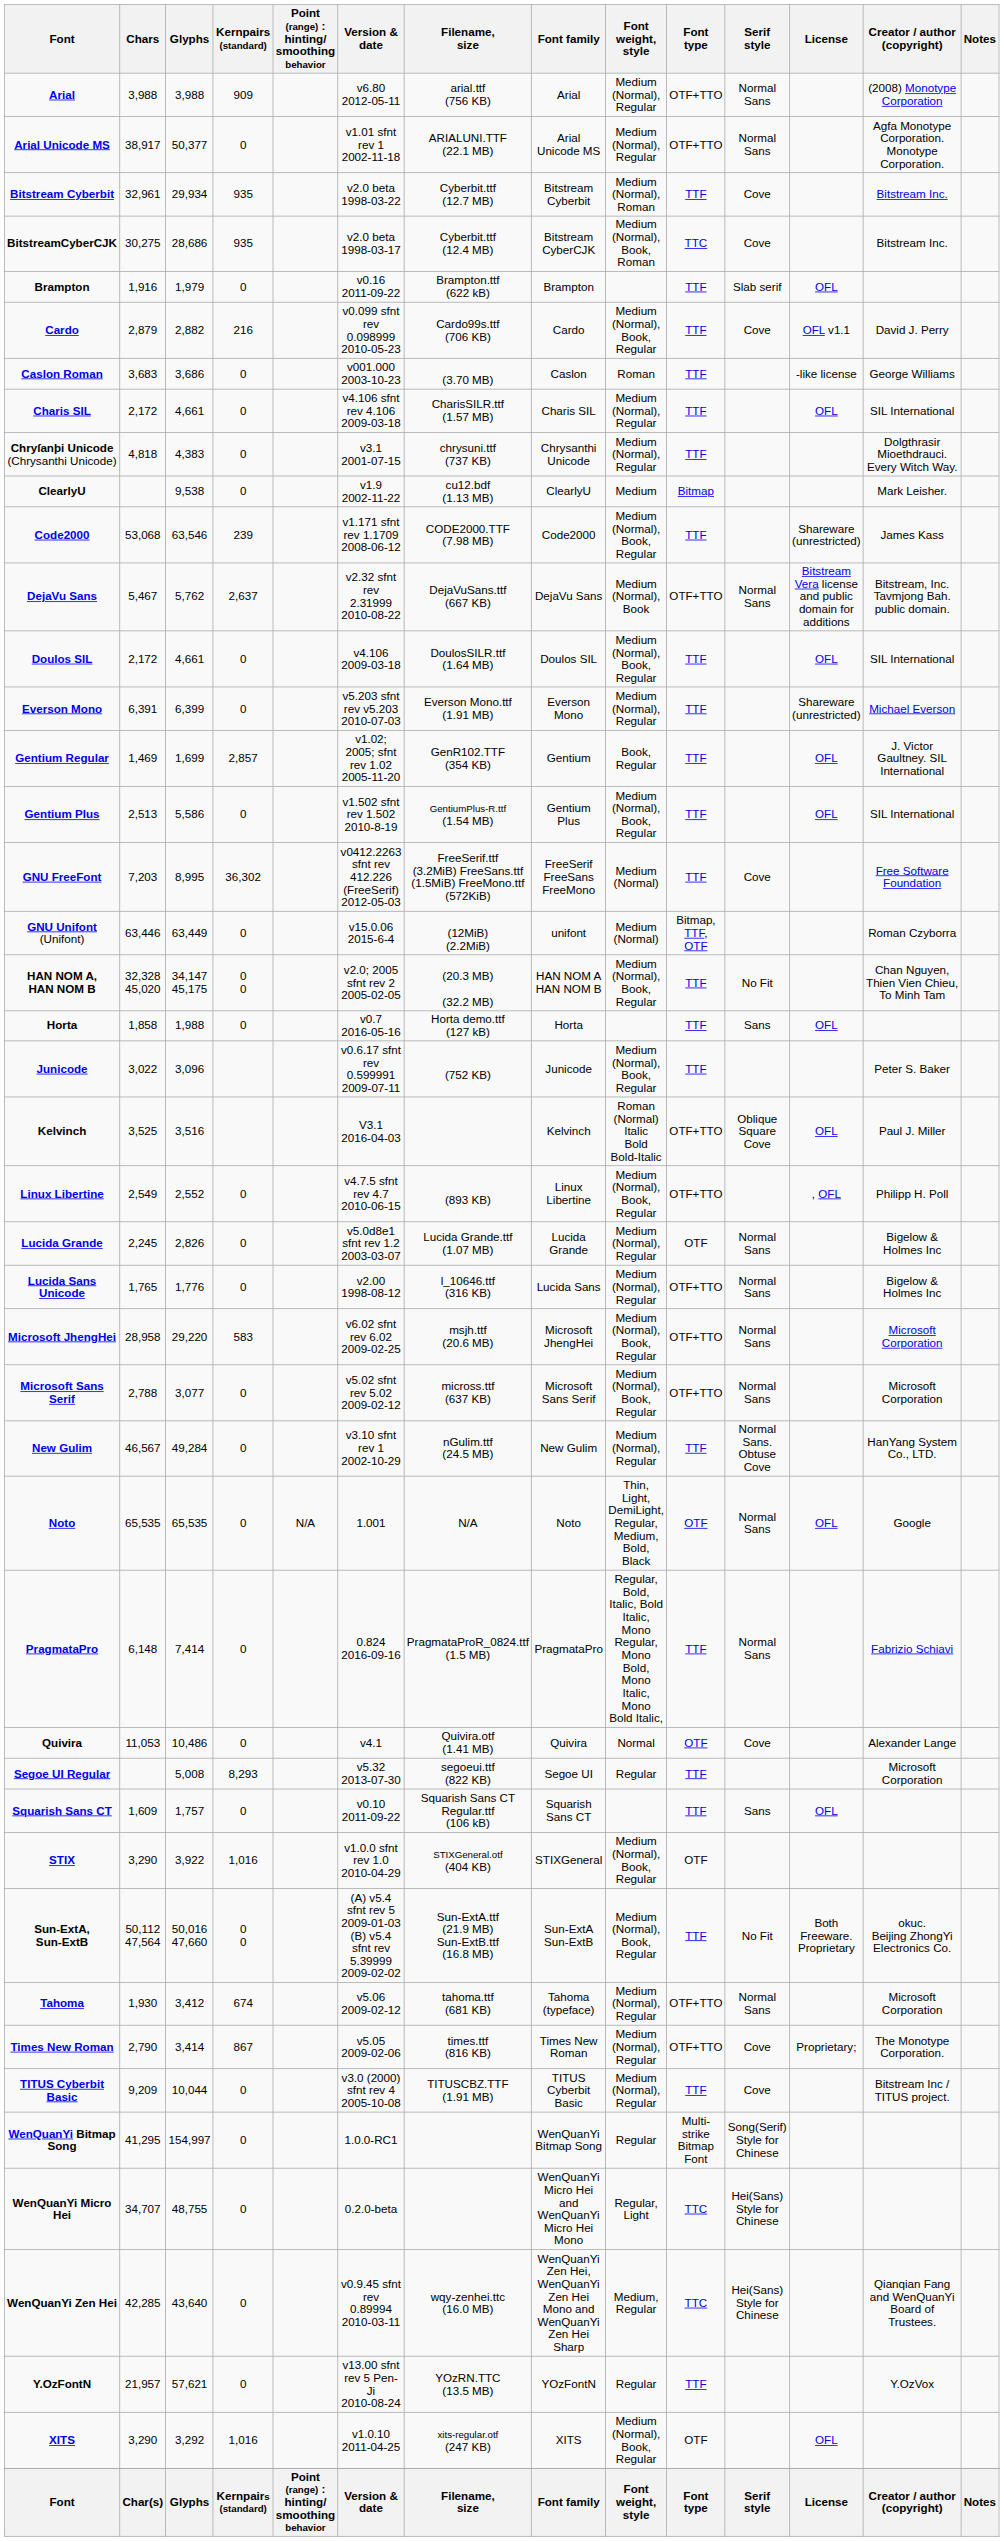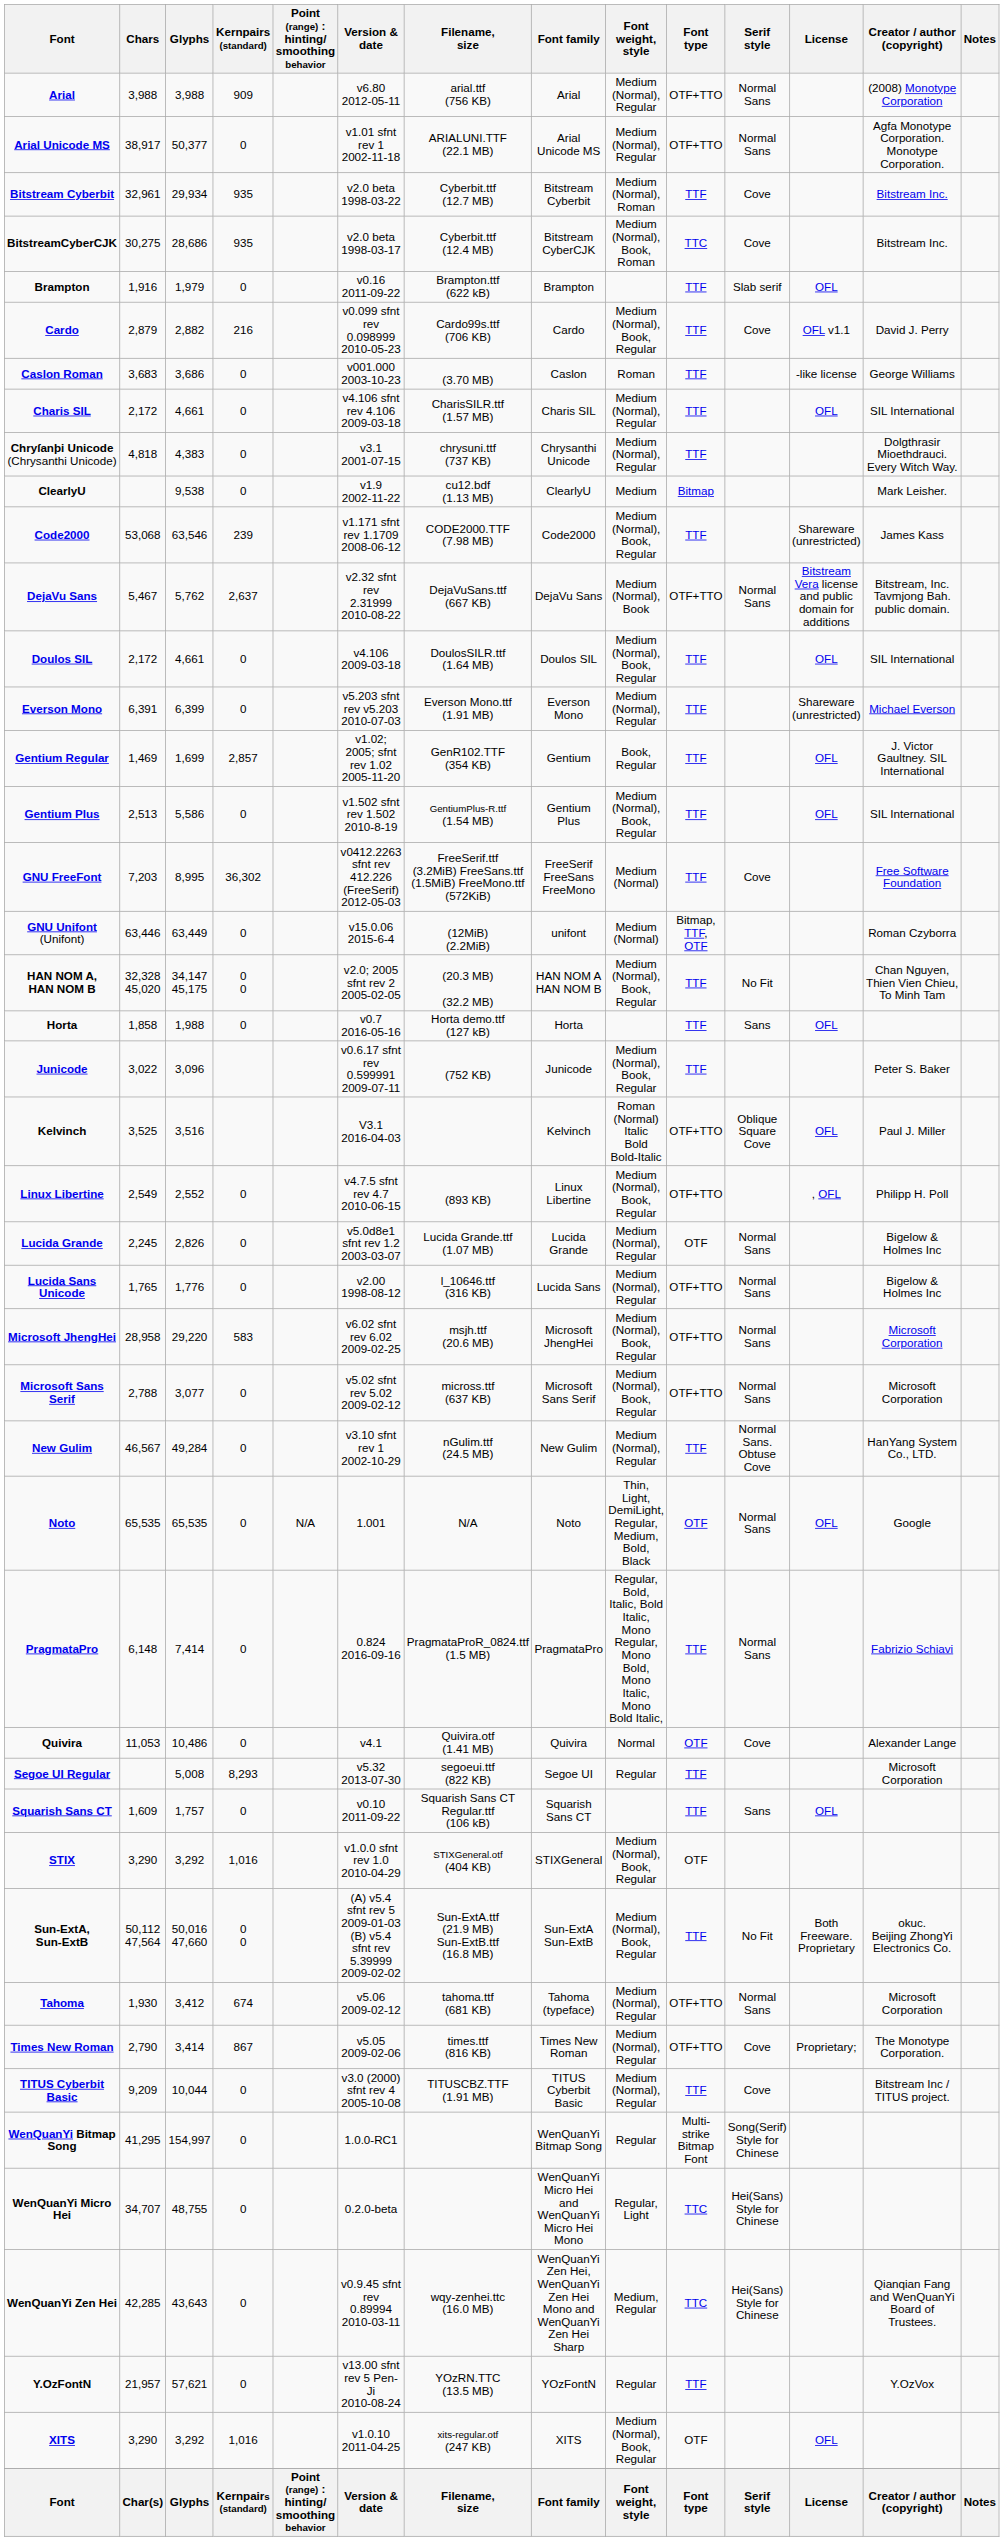(190, 1860) 3,922 -> (190, 1860) 3,292
(190, 2302) 43,640 -> (190, 2302) 43,643
